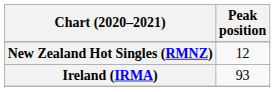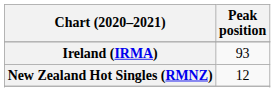rows swapped: (110, 75) <-> (110, 53)
